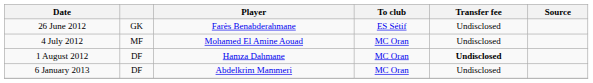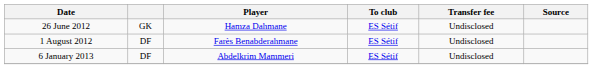(254, 26) Farès Benabderahmane -> (256, 26) Hamza Dahmane
- row: (62, 41)
(254, 55) Hamza Dahmane -> (256, 41) Farès Benabderahmane
(392, 55) MC Oran -> (383, 41) ES Sétif
(479, 55) bold -> (471, 41) normal
(392, 70) MC Oran -> (383, 55) ES Sétif
